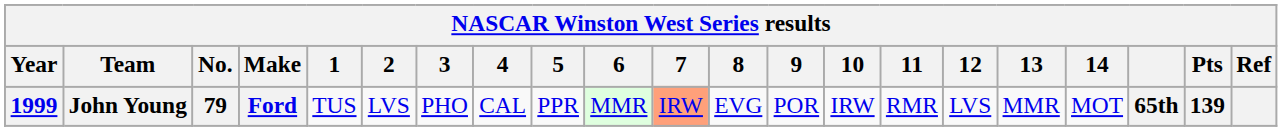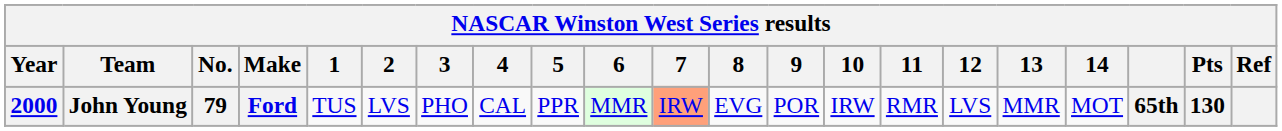(34, 105) 1999 -> (34, 105) 2000
(1207, 105) 139 -> (1207, 105) 130
